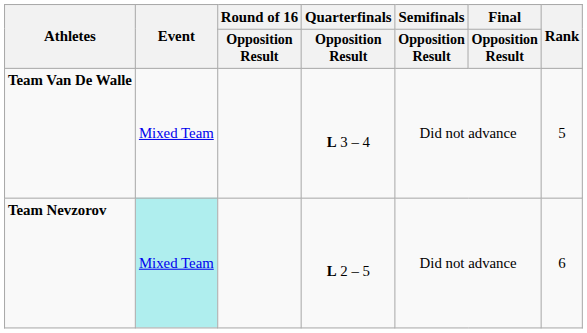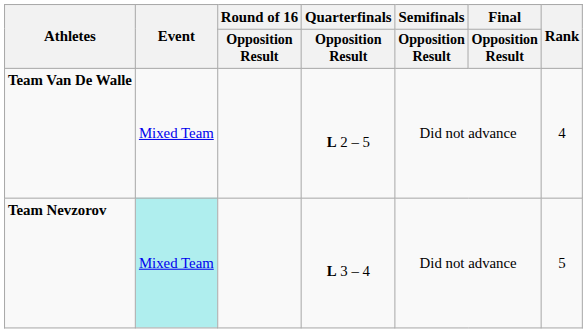(348, 142) L 3 – 4 -> (348, 142) L 2 – 5
(562, 133) 5 -> (562, 133) 4
(348, 272) L 2 – 5 -> (348, 272) L 3 – 4
(562, 263) 6 -> (562, 263) 5
